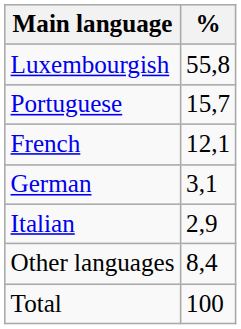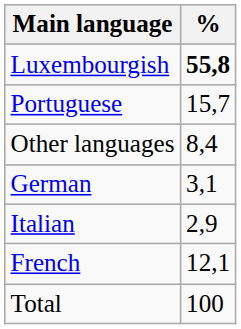(208, 64) normal -> (208, 64) bold
rows swapped: (45, 143) <-> (93, 263)
